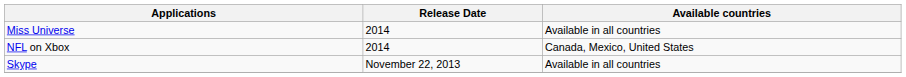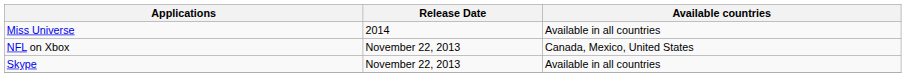(378, 47) 2014 -> (413, 47) November 22, 2013
